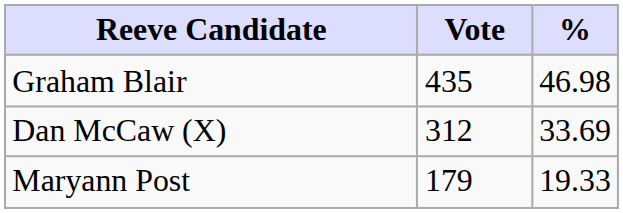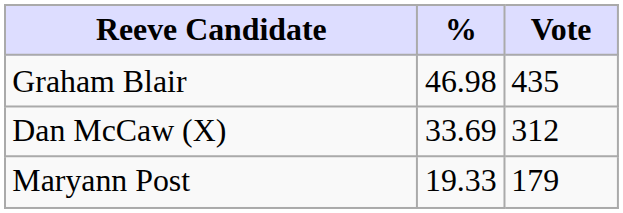columns swapped: (475, 29) <-> (575, 29)
